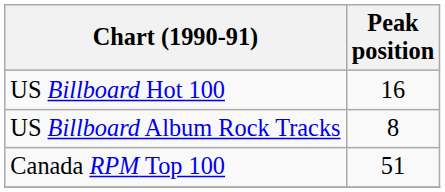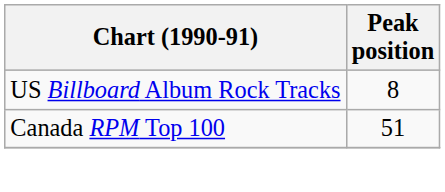- row: (118, 89)
